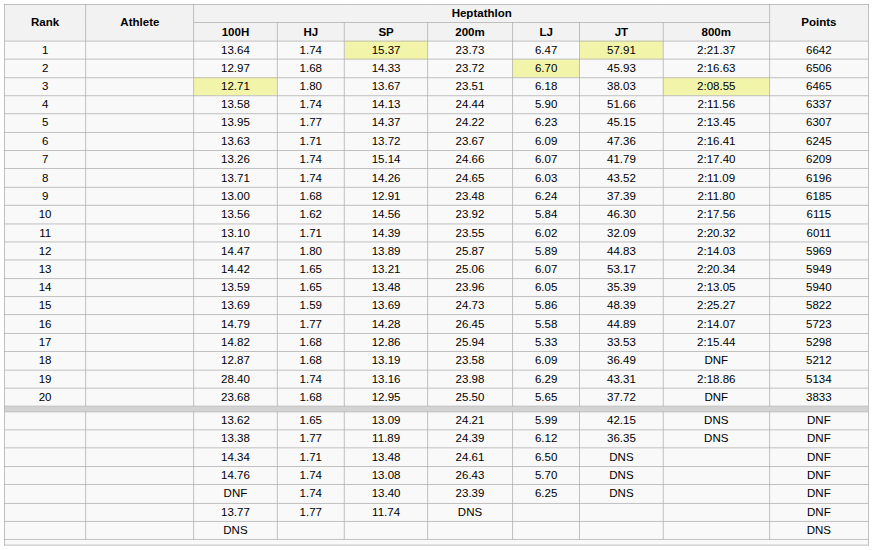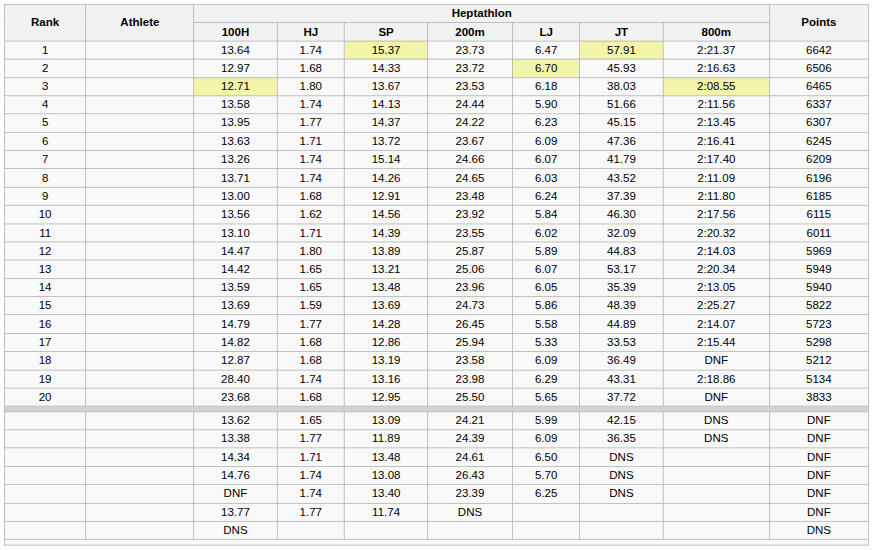(470, 86) 23.51 -> (470, 86) 23.53
(546, 439) 6.12 -> (546, 439) 6.09
